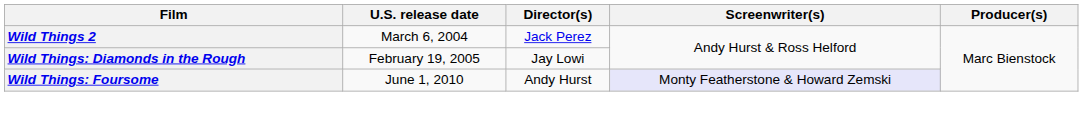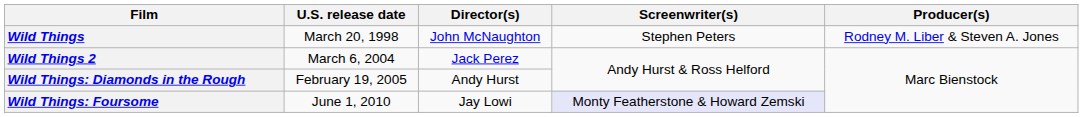+ row: (46, 36)
(558, 58) Jay Lowi -> (485, 79) Andy Hurst
(558, 79) Andy Hurst -> (485, 101) Jay Lowi
